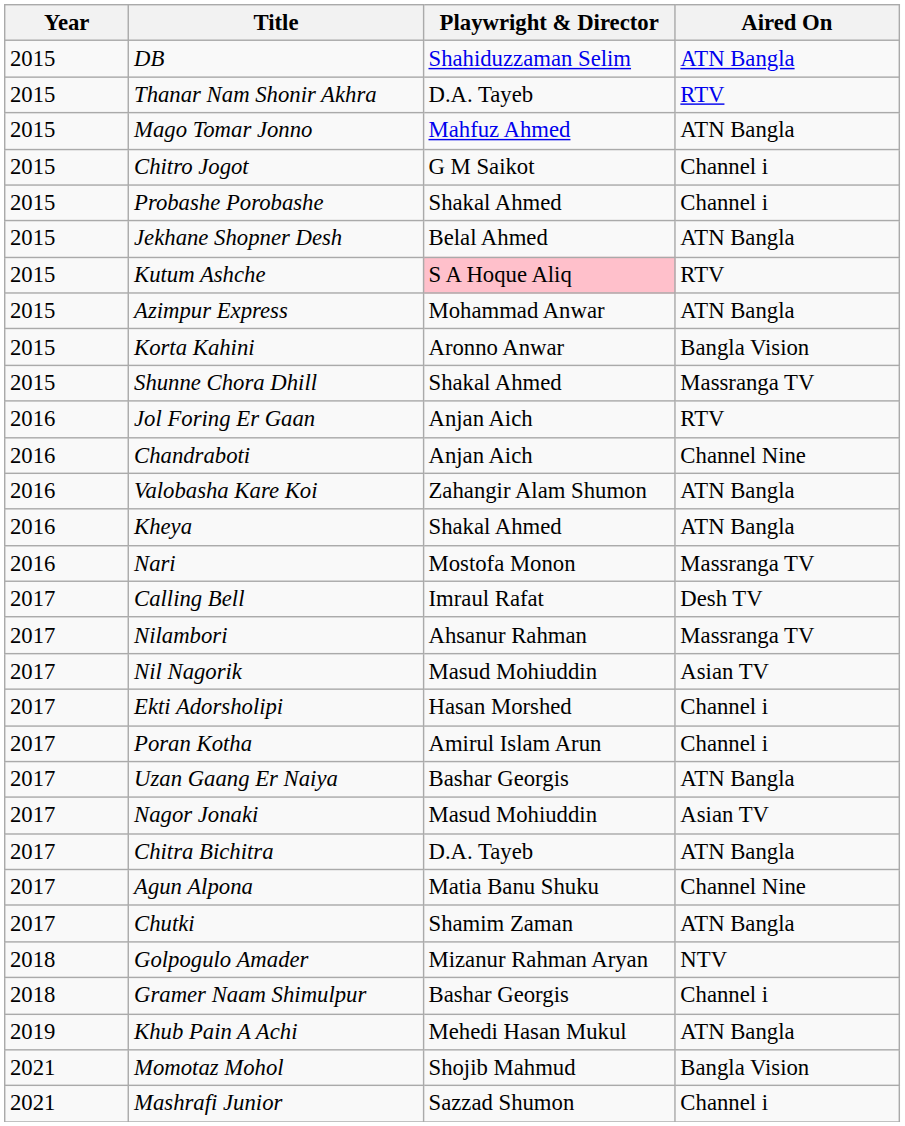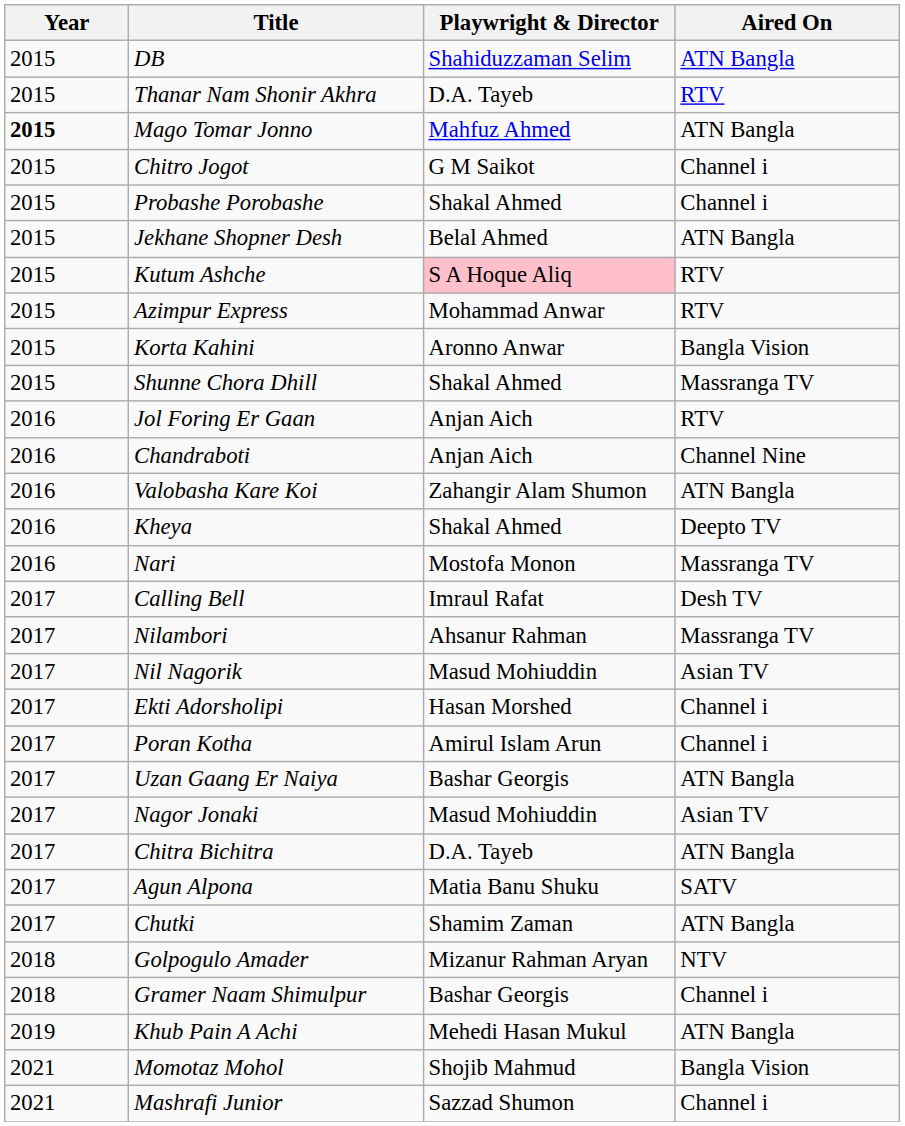(33, 130) normal -> (33, 130) bold
(737, 310) ATN Bangla -> (702, 310) RTV
(737, 526) ATN Bangla -> (731, 526) Deepto TV
(743, 887) Channel Nine -> (709, 887) SATV
